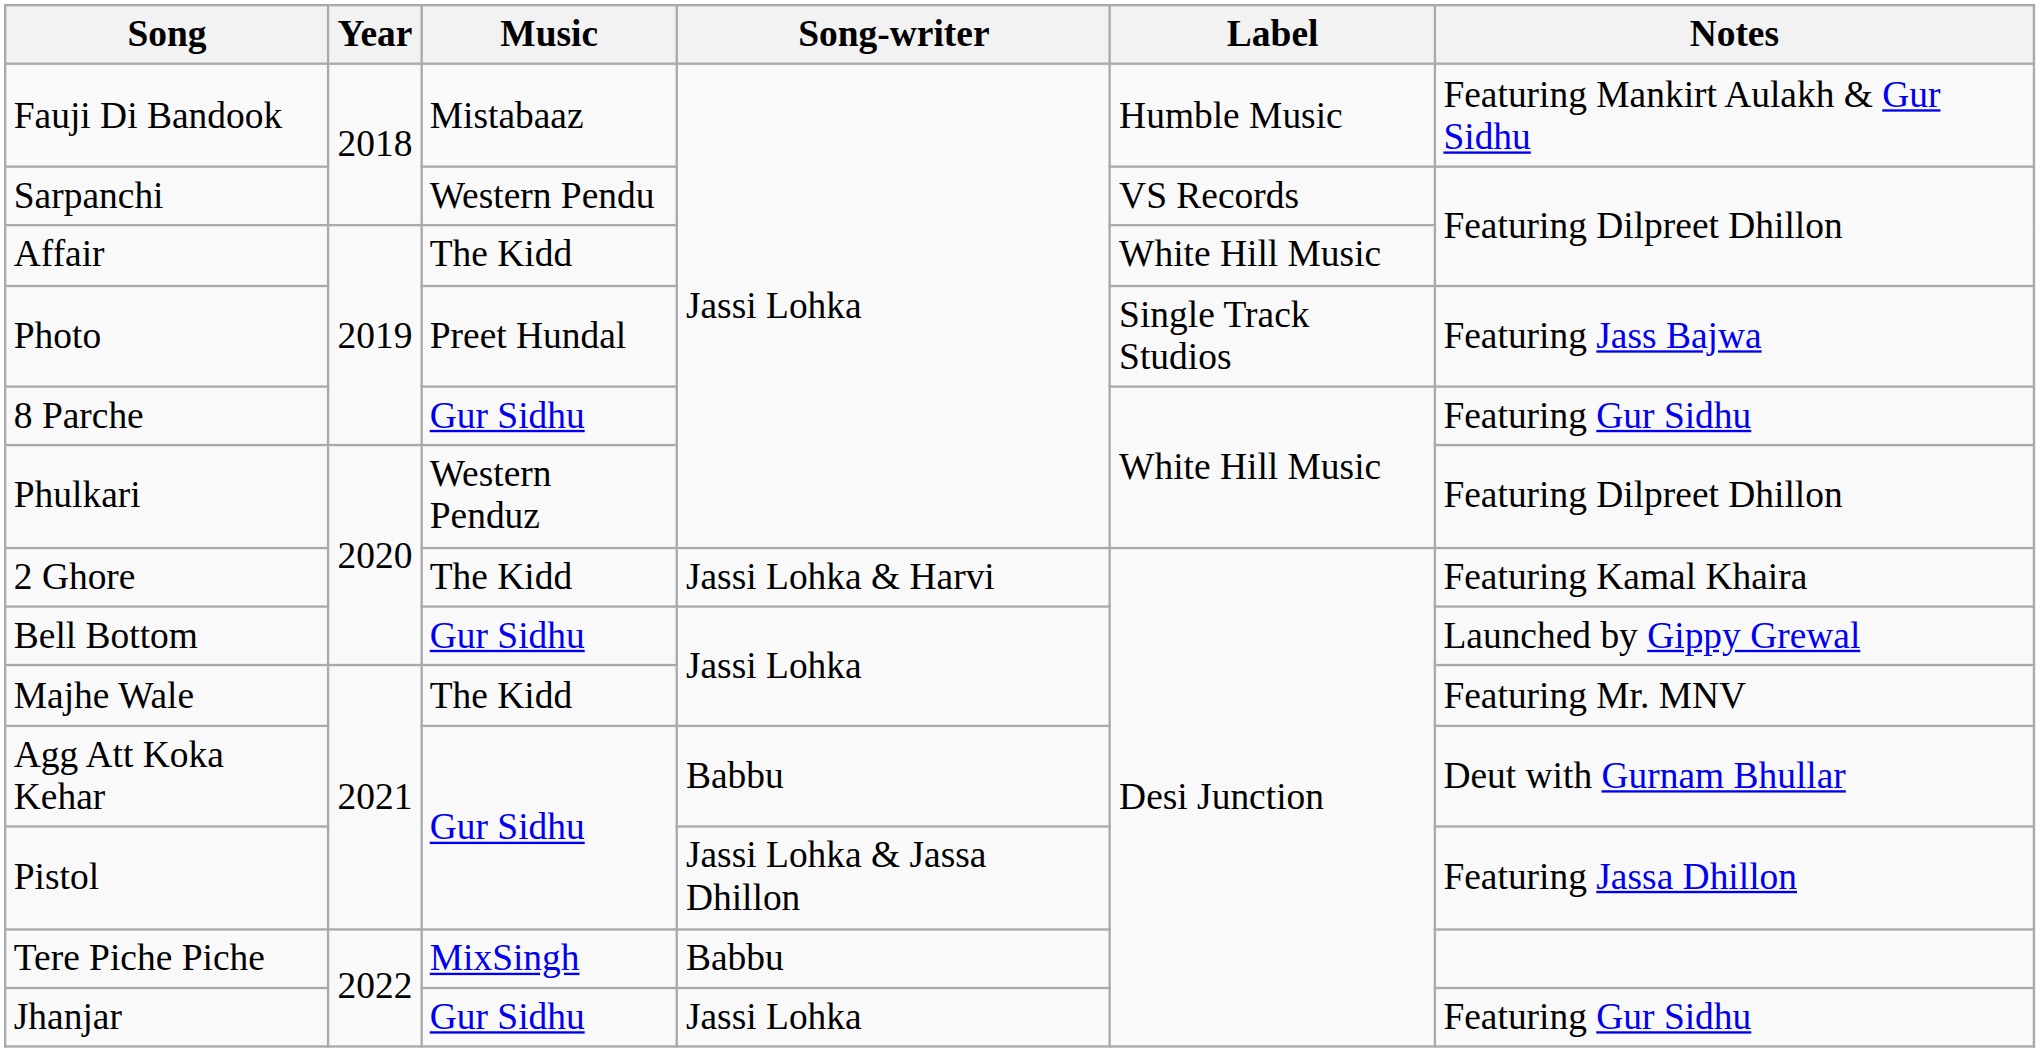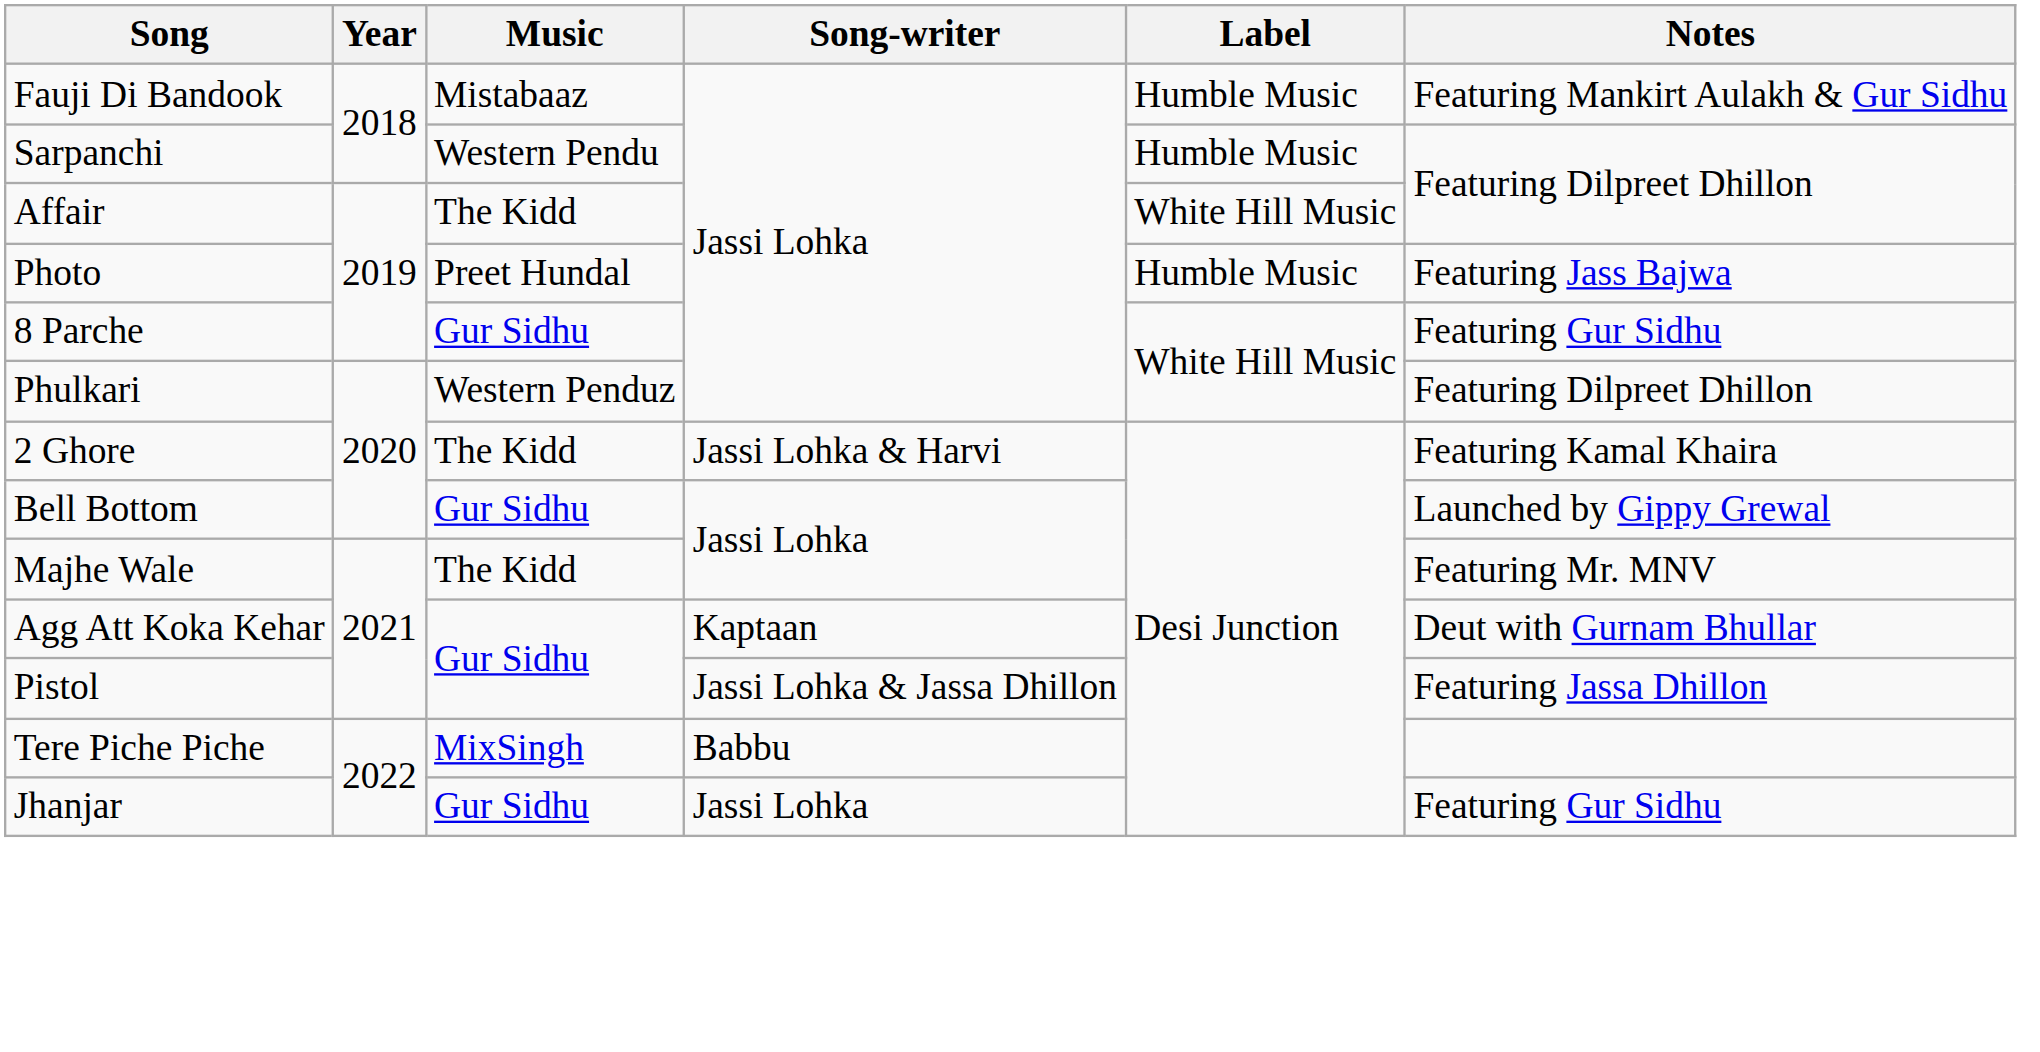(1209, 195) VS Records -> (1246, 152) Humble Music
(1214, 334) Single Track Studios -> (1246, 271) Humble Music
(735, 775) Babbu -> (755, 627) Kaptaan
